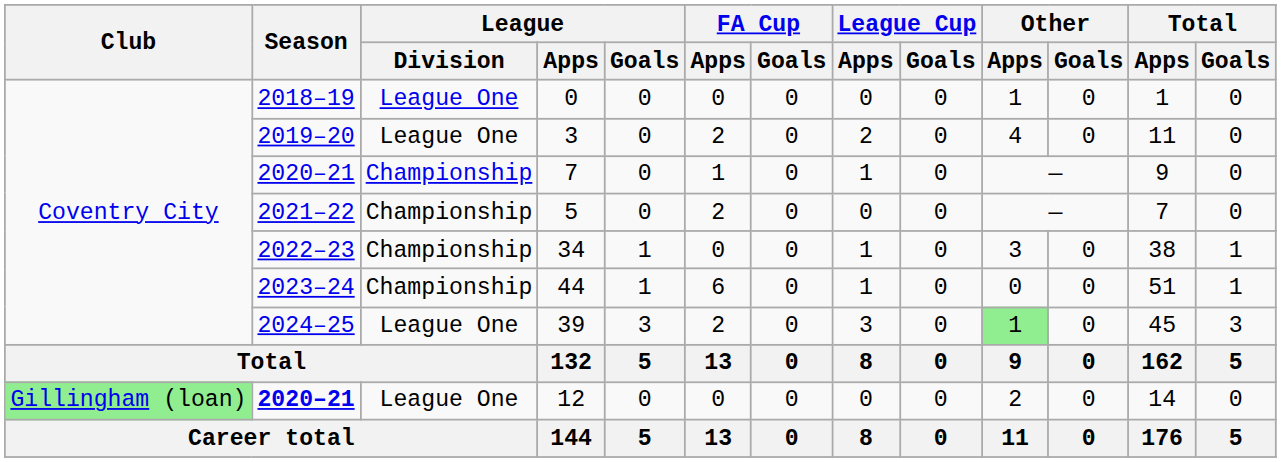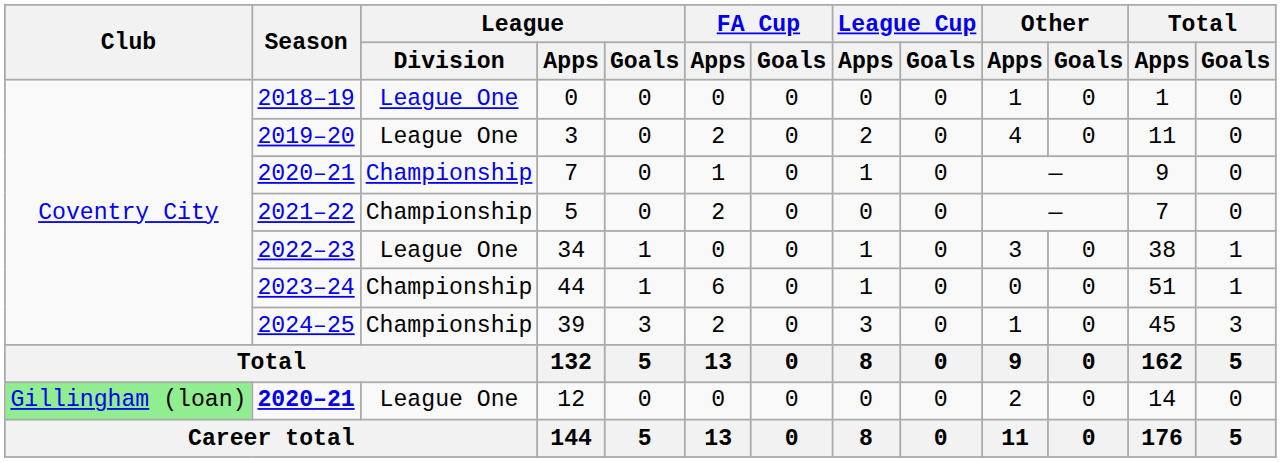(449, 250) Championship -> (449, 250) League One
(449, 325) League One -> (449, 325) Championship
(1015, 325) lightgreen background -> (1015, 325) no background
